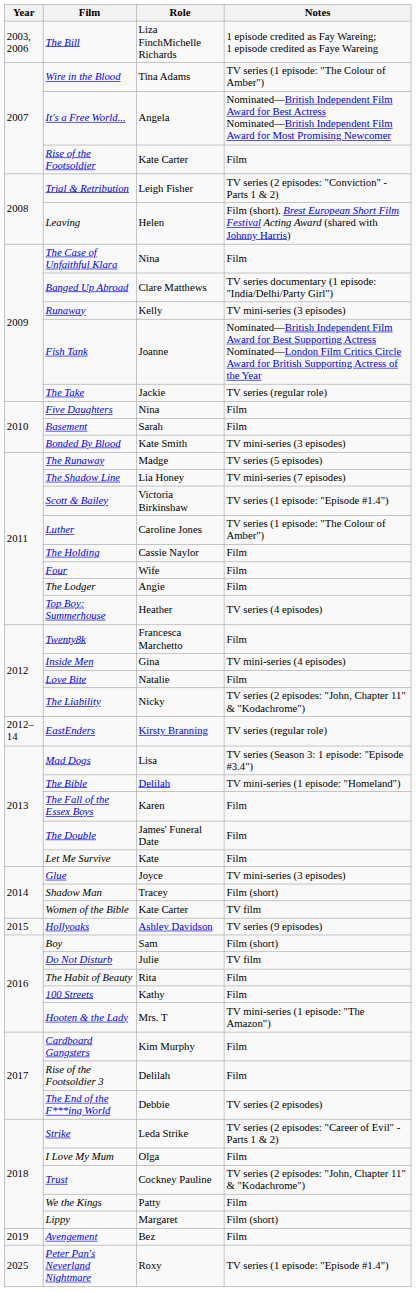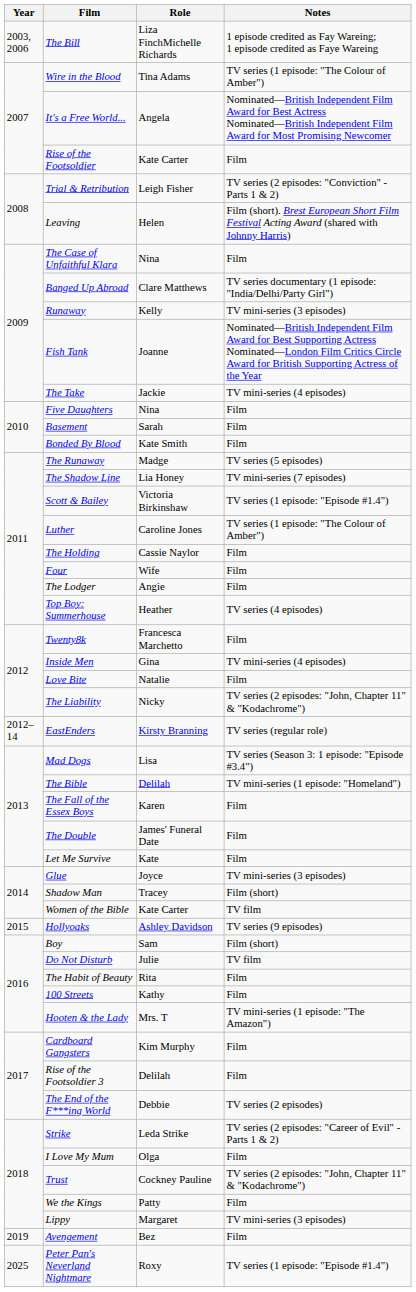(277, 392) TV series (regular role) -> (286, 392) TV mini-series (4 episodes)
(286, 443) TV mini-series (3 episodes) -> (237, 443) Film
(252, 1219) Film (short) -> (286, 1219) TV mini-series (3 episodes)
